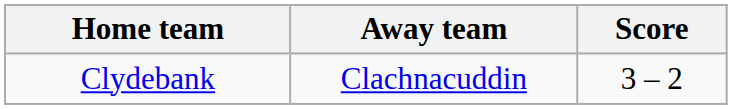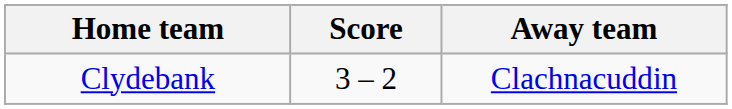columns swapped: (652, 29) <-> (434, 29)
